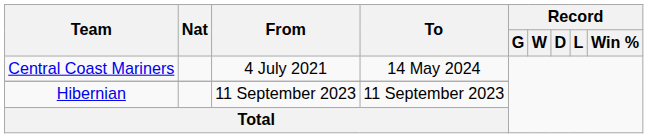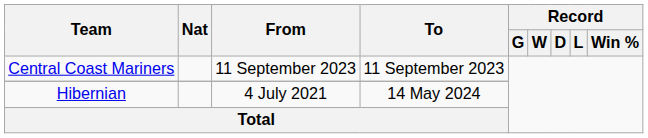(286, 68) 4 July 2021 -> (286, 68) 11 September 2023
(434, 68) 14 May 2024 -> (434, 68) 11 September 2023
(286, 94) 11 September 2023 -> (286, 94) 4 July 2021
(434, 94) 11 September 2023 -> (434, 94) 14 May 2024
